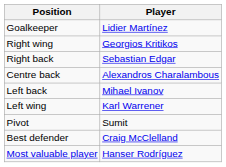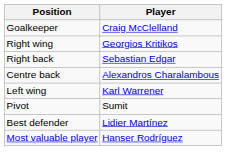(135, 28) Lidier Martínez -> (140, 28) Craig McClelland
- row: (27, 91)
(140, 138) Craig McClelland -> (135, 122) Lidier Martínez
